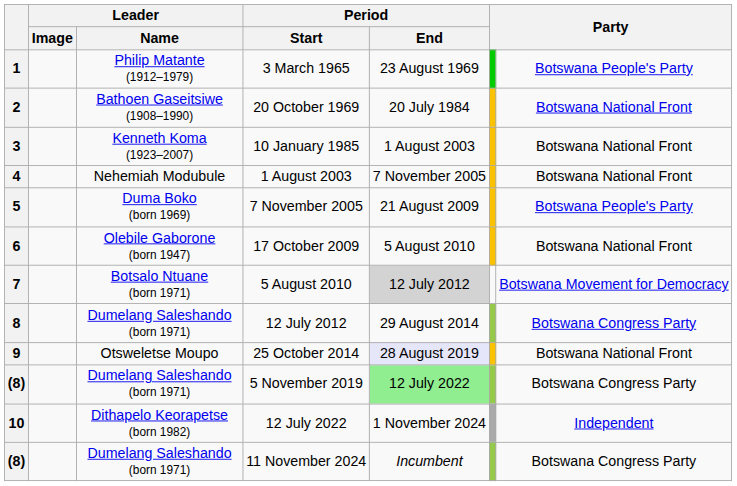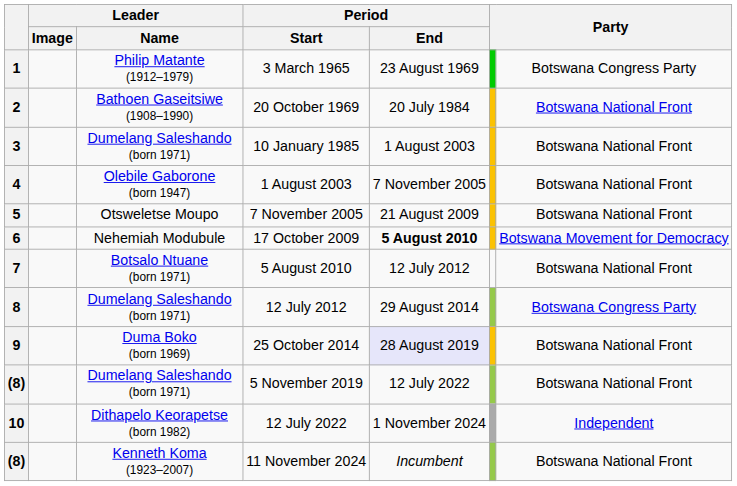(614, 68) Botswana People's Party -> (614, 68) Botswana Congress Party
(160, 146) Kenneth Koma (1923–2007) -> (160, 146) Dumelang Saleshando (born 1971)
(160, 176) Nehemiah Modubule -> (160, 184) Olebile Gaborone (born 1947)
(160, 207) Duma Boko (born 1969) -> (160, 215) Otsweletse Moupo
(614, 207) Botswana People's Party -> (614, 215) Botswana National Front
(160, 245) Olebile Gaborone (born 1947) -> (160, 237) Nehemiah Modubule
(429, 245) normal -> (429, 237) bold
(614, 245) Botswana National Front -> (614, 237) Botswana Movement for Democracy
(429, 284) lightgrey background -> (429, 268) no background
(614, 284) Botswana Movement for Democracy -> (614, 268) Botswana National Front
(160, 353) Otsweletse Moupo -> (160, 345) Duma Boko (born 1969)
(429, 384) lightgreen background -> (429, 384) no background
(614, 384) Botswana Congress Party -> (614, 384) Botswana National Front
(160, 461) Dumelang Saleshando (born 1971) -> (160, 461) Kenneth Koma (1923–2007)
(614, 461) Botswana Congress Party -> (614, 461) Botswana National Front
